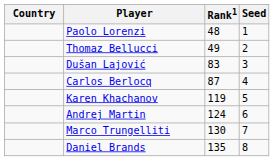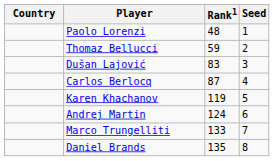(214, 48) 49 -> (214, 48) 59
(217, 131) 130 -> (217, 131) 133
